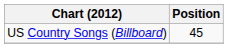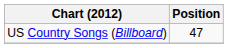(196, 33) 45 -> (196, 33) 47
